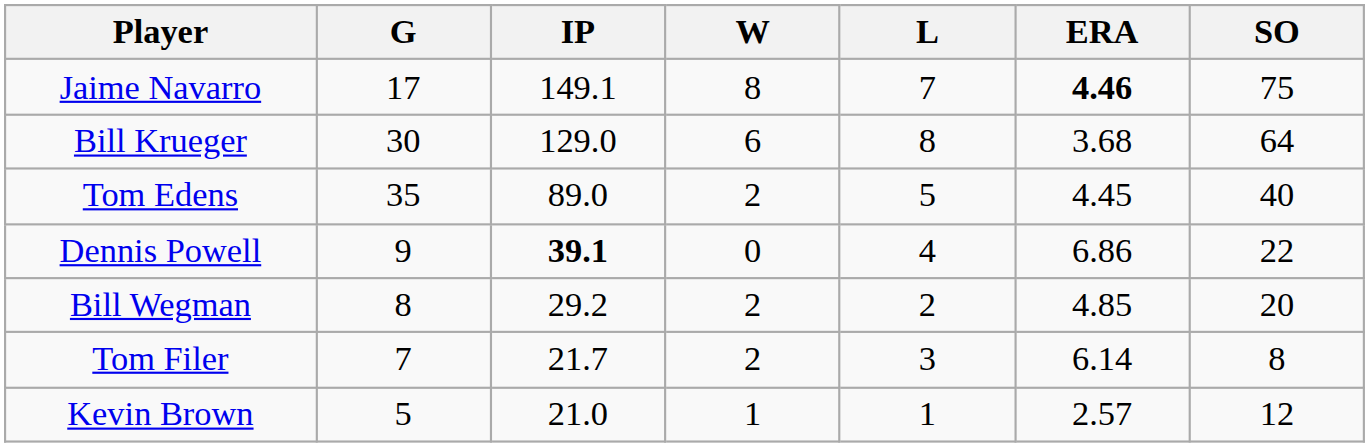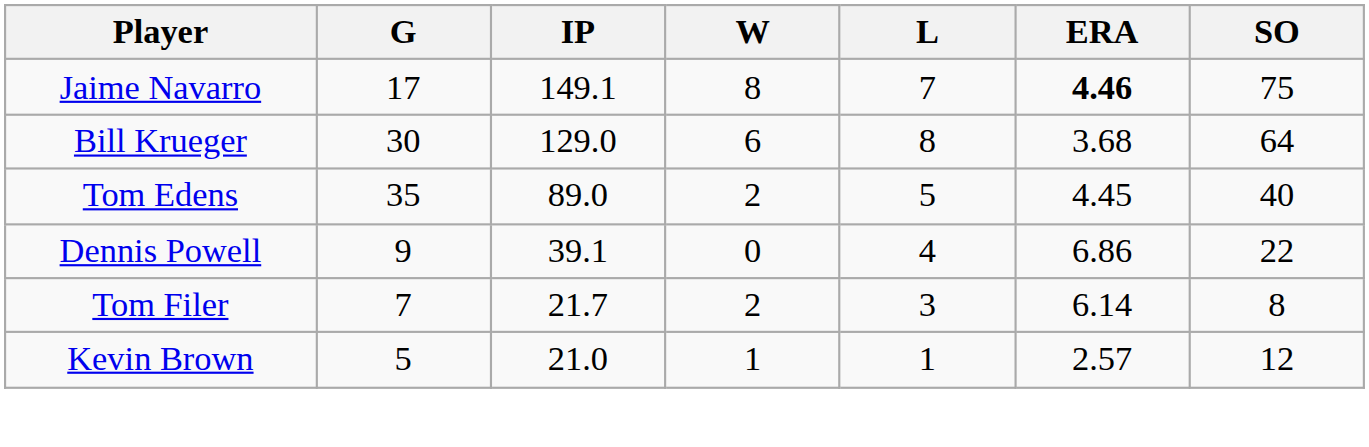(578, 250) bold -> (578, 250) normal
- row: (160, 304)
